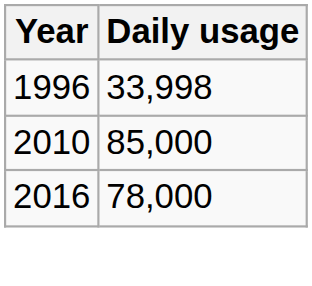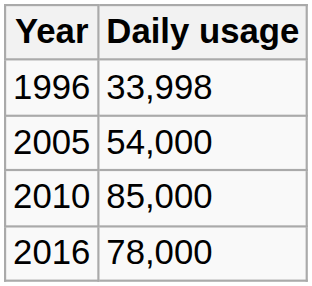+ row: (52, 142)
